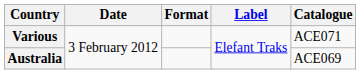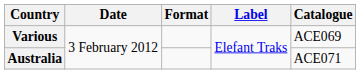(317, 36) ACE071 -> (317, 36) ACE069
(317, 58) ACE069 -> (317, 58) ACE071
